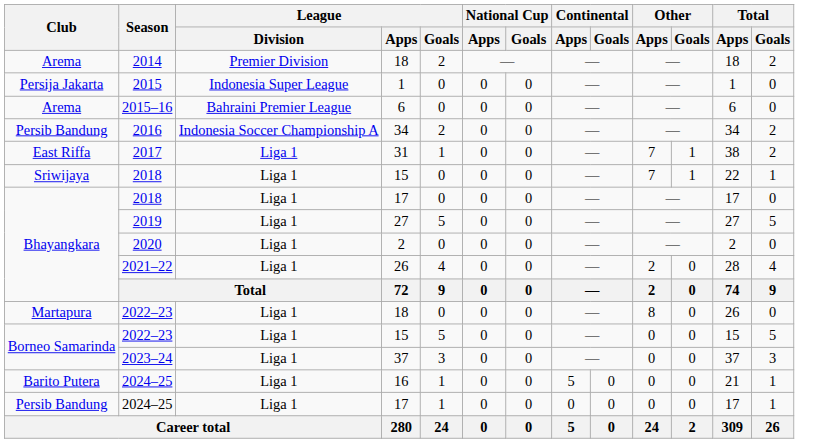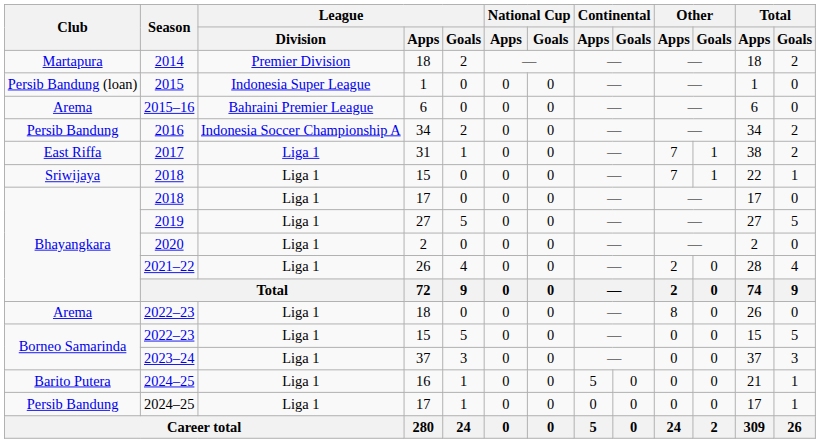(62, 61) Arema -> (73, 61) Martapura
(62, 84) Persija Jakarta -> (73, 84) Persib Bandung (loan)
(62, 312) Martapura -> (73, 312) Arema
